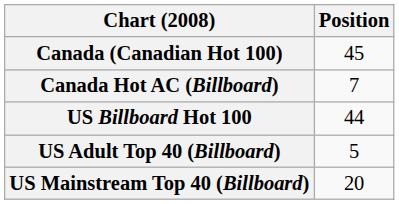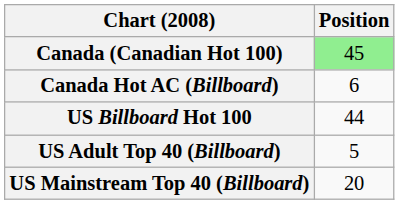(354, 53) no background -> (354, 53) lightgreen background
(354, 85) 7 -> (354, 85) 6
